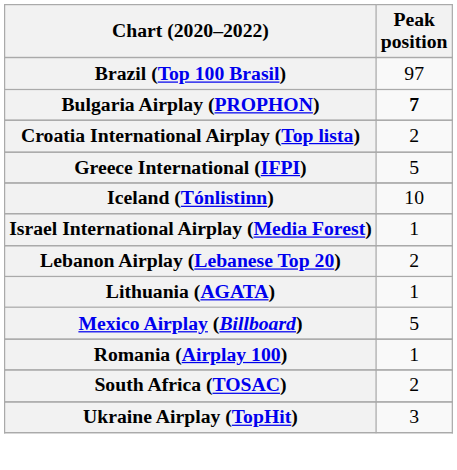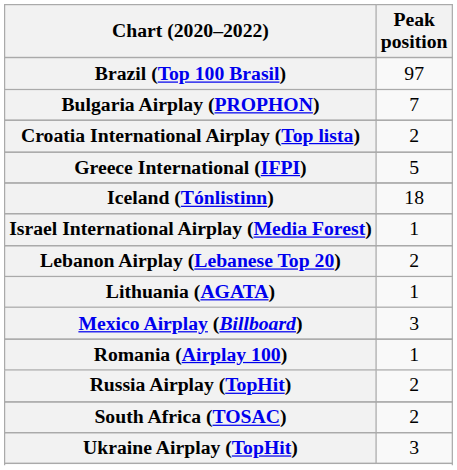(414, 104) bold -> (414, 104) normal
(414, 198) 10 -> (414, 198) 18
(414, 323) 5 -> (414, 323) 3
+ row: (190, 385)
